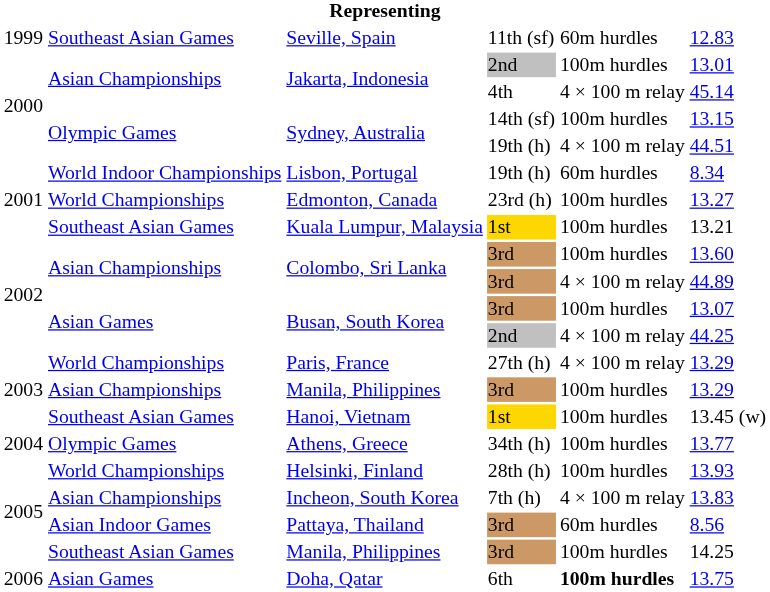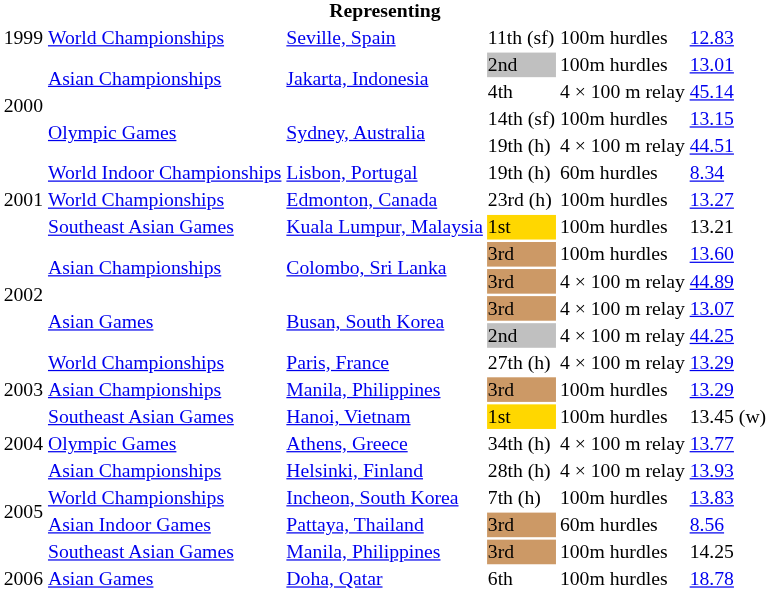(141, 37) Southeast Asian Games -> (136, 37) World Championships
(609, 37) 60m hurdles -> (614, 37) 100m hurdles
(614, 308) 100m hurdles -> (622, 308) 4 × 100 m relay
(614, 443) 100m hurdles -> (622, 443) 4 × 100 m relay
(136, 470) World Championships -> (135, 470) Asian Championships
(614, 470) 100m hurdles -> (622, 470) 4 × 100 m relay
(135, 497) Asian Championships -> (136, 497) World Championships
(622, 497) 4 × 100 m relay -> (614, 497) 100m hurdles
(617, 578) bold -> (614, 578) normal
(712, 578) 13.75 -> (712, 578) 18.78
